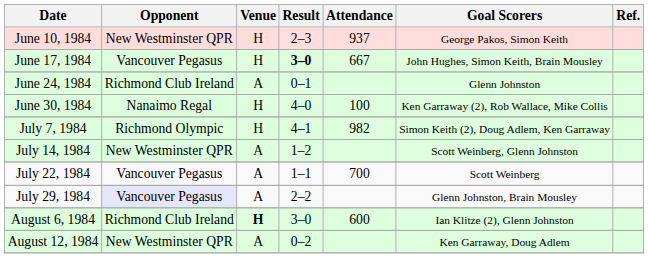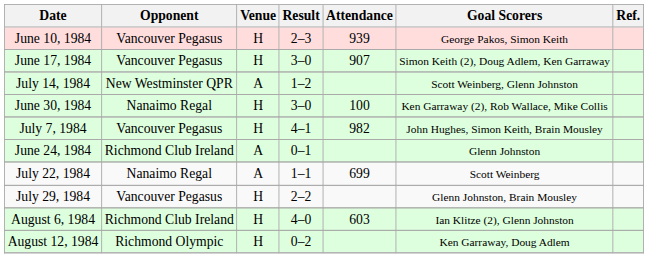(169, 38) New Westminster QPR -> (169, 38) Vancouver Pegasus
(359, 38) 937 -> (359, 38) 939
(301, 61) bold -> (301, 61) normal
(359, 61) 667 -> (359, 61) 907
(505, 62) John Hughes, Simon Keith, Brain Mousley -> (505, 62) Simon Keith (2), Doug Adlem, Ken Garraway
rows swapped: (53, 83) <-> (53, 151)
(301, 106) 4–0 -> (301, 106) 3–0
(169, 128) Richmond Olympic -> (169, 128) Vancouver Pegasus
(505, 130) Simon Keith (2), Doug Adlem, Ken Garraway -> (505, 130) John Hughes, Simon Keith, Brain Mousley
(169, 173) Vancouver Pegasus -> (169, 173) Nanaimo Regal
(359, 173) 700 -> (359, 173) 699
(169, 196) lavender background -> (169, 196) no background
(258, 196) A -> (258, 196) H
(258, 218) bold -> (258, 218) normal
(301, 218) 3–0 -> (301, 218) 4–0
(359, 218) 600 -> (359, 218) 603
(169, 241) New Westminster QPR -> (169, 241) Richmond Olympic
(258, 241) A -> (258, 241) H
